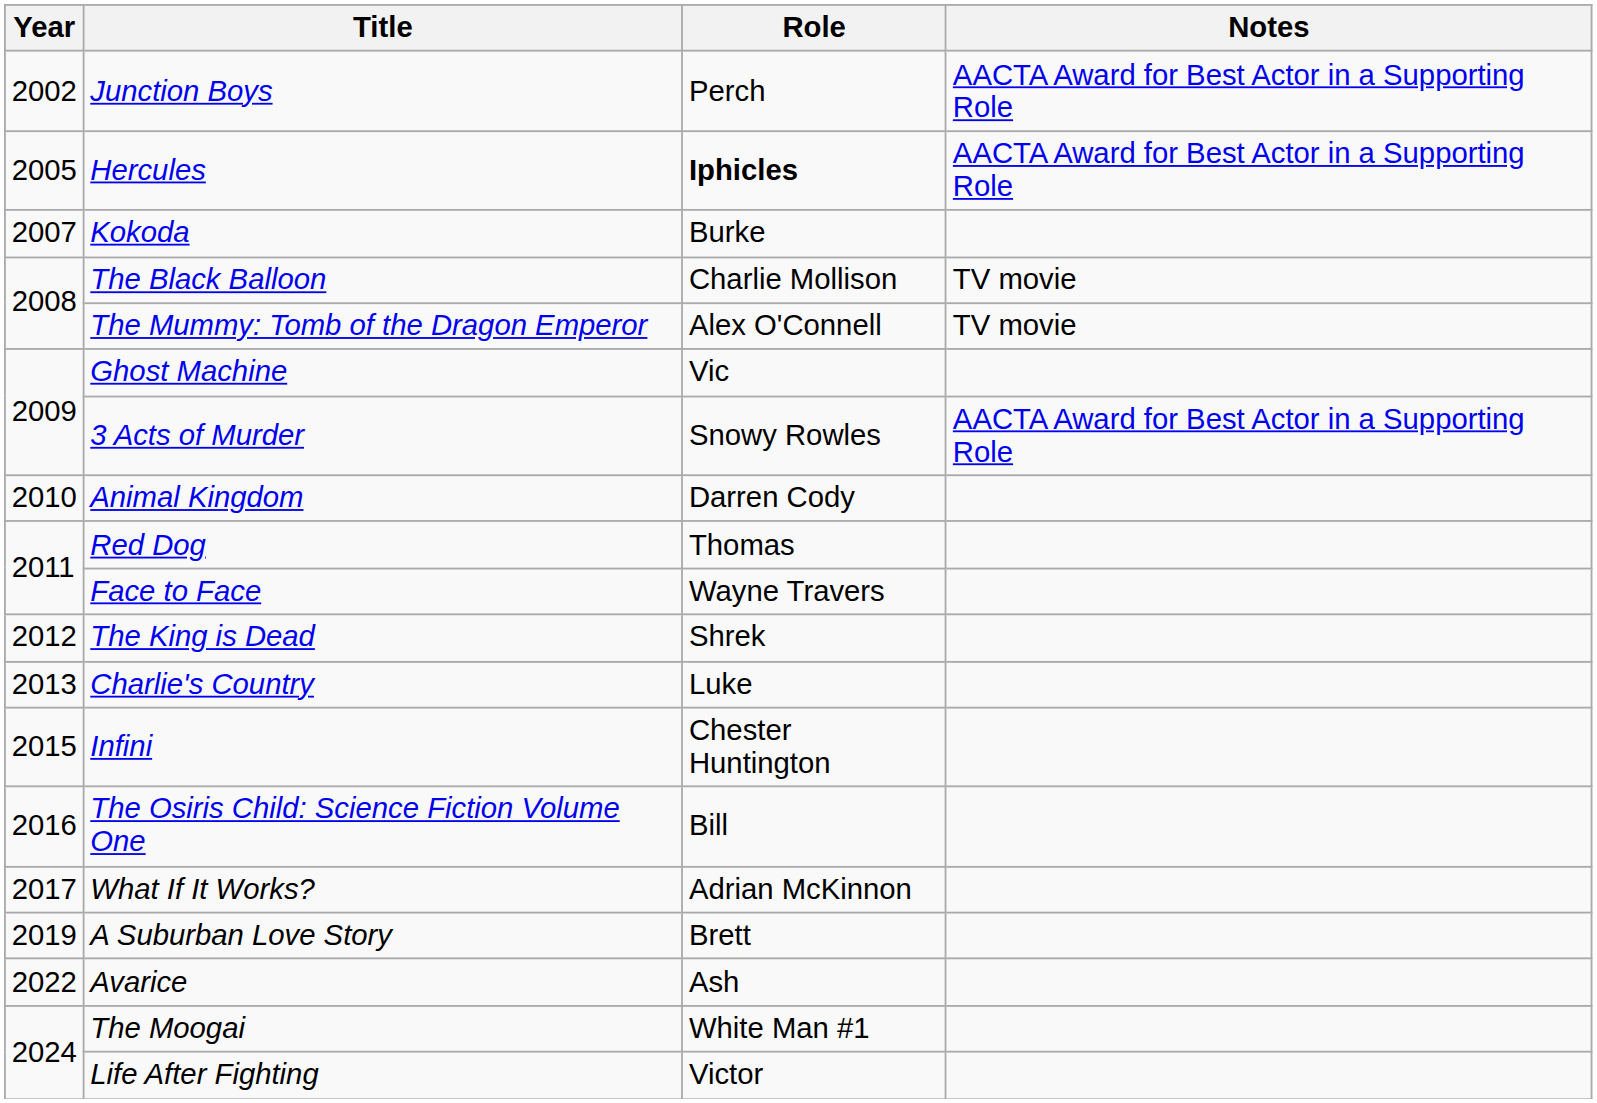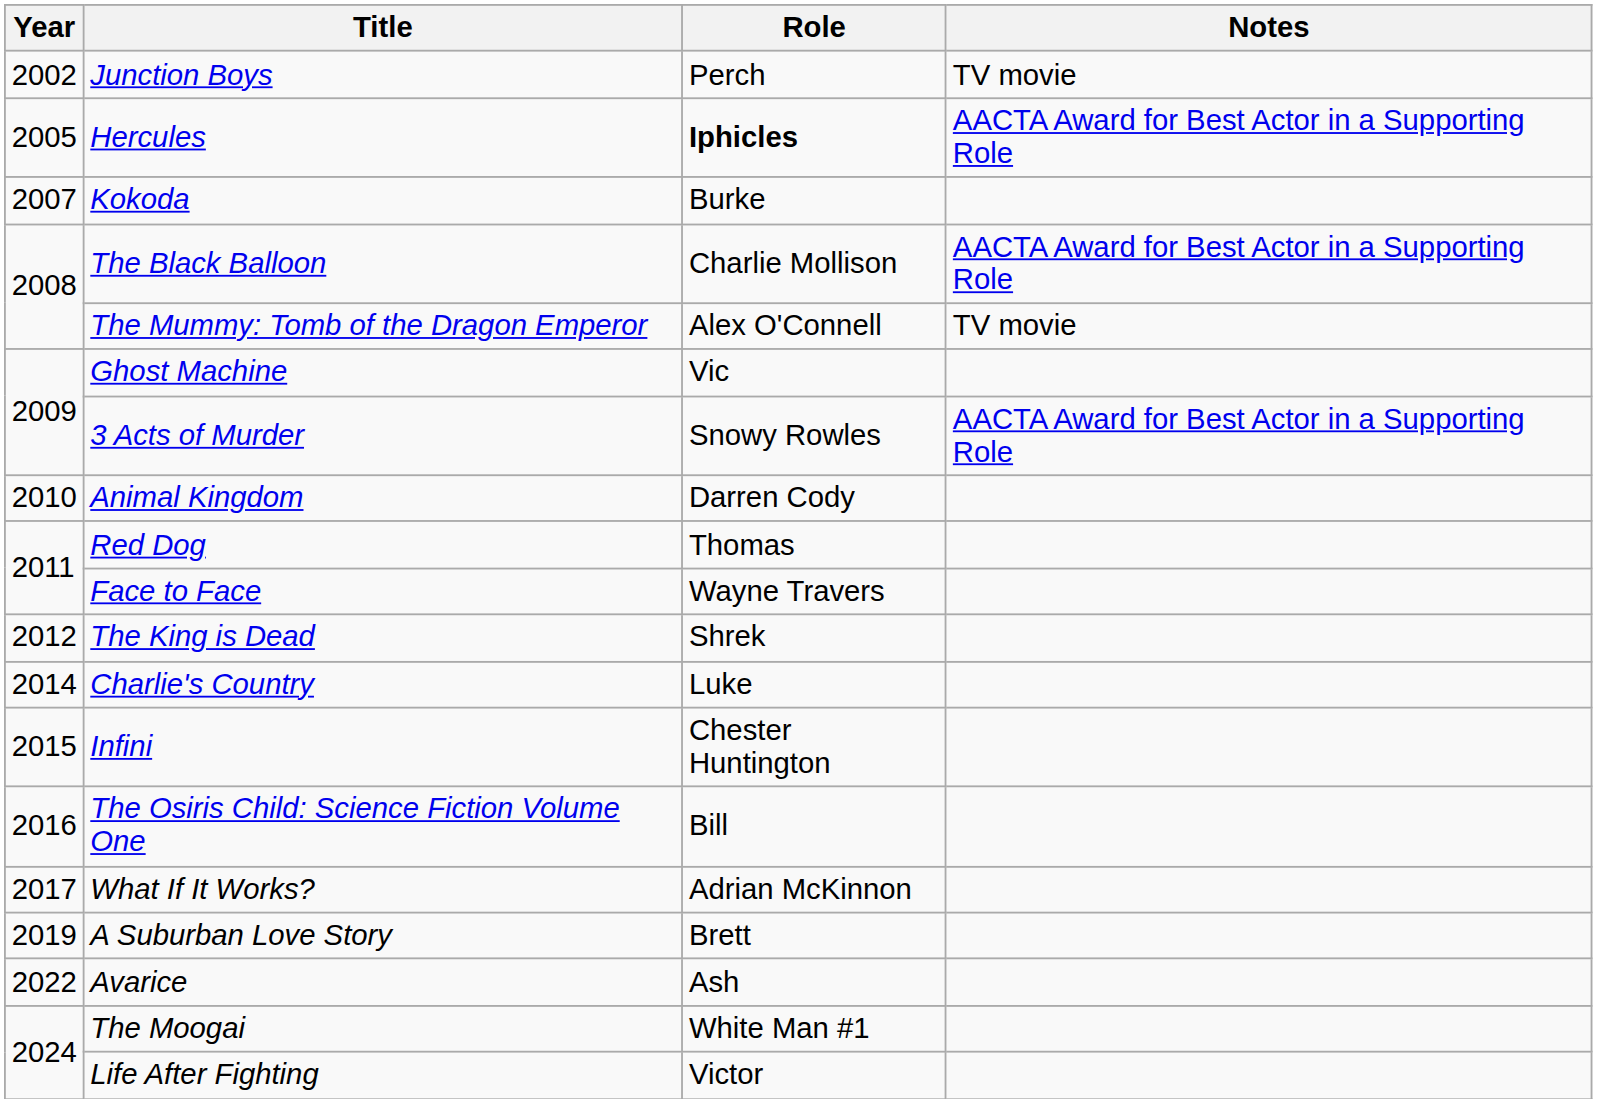(1239, 90) AACTA Award for Best Actor in a Supporting Role -> (1015, 74) TV movie
(1015, 279) TV movie -> (1239, 262) AACTA Award for Best Actor in a Supporting Role
(44, 683) 2013 -> (44, 683) 2014
